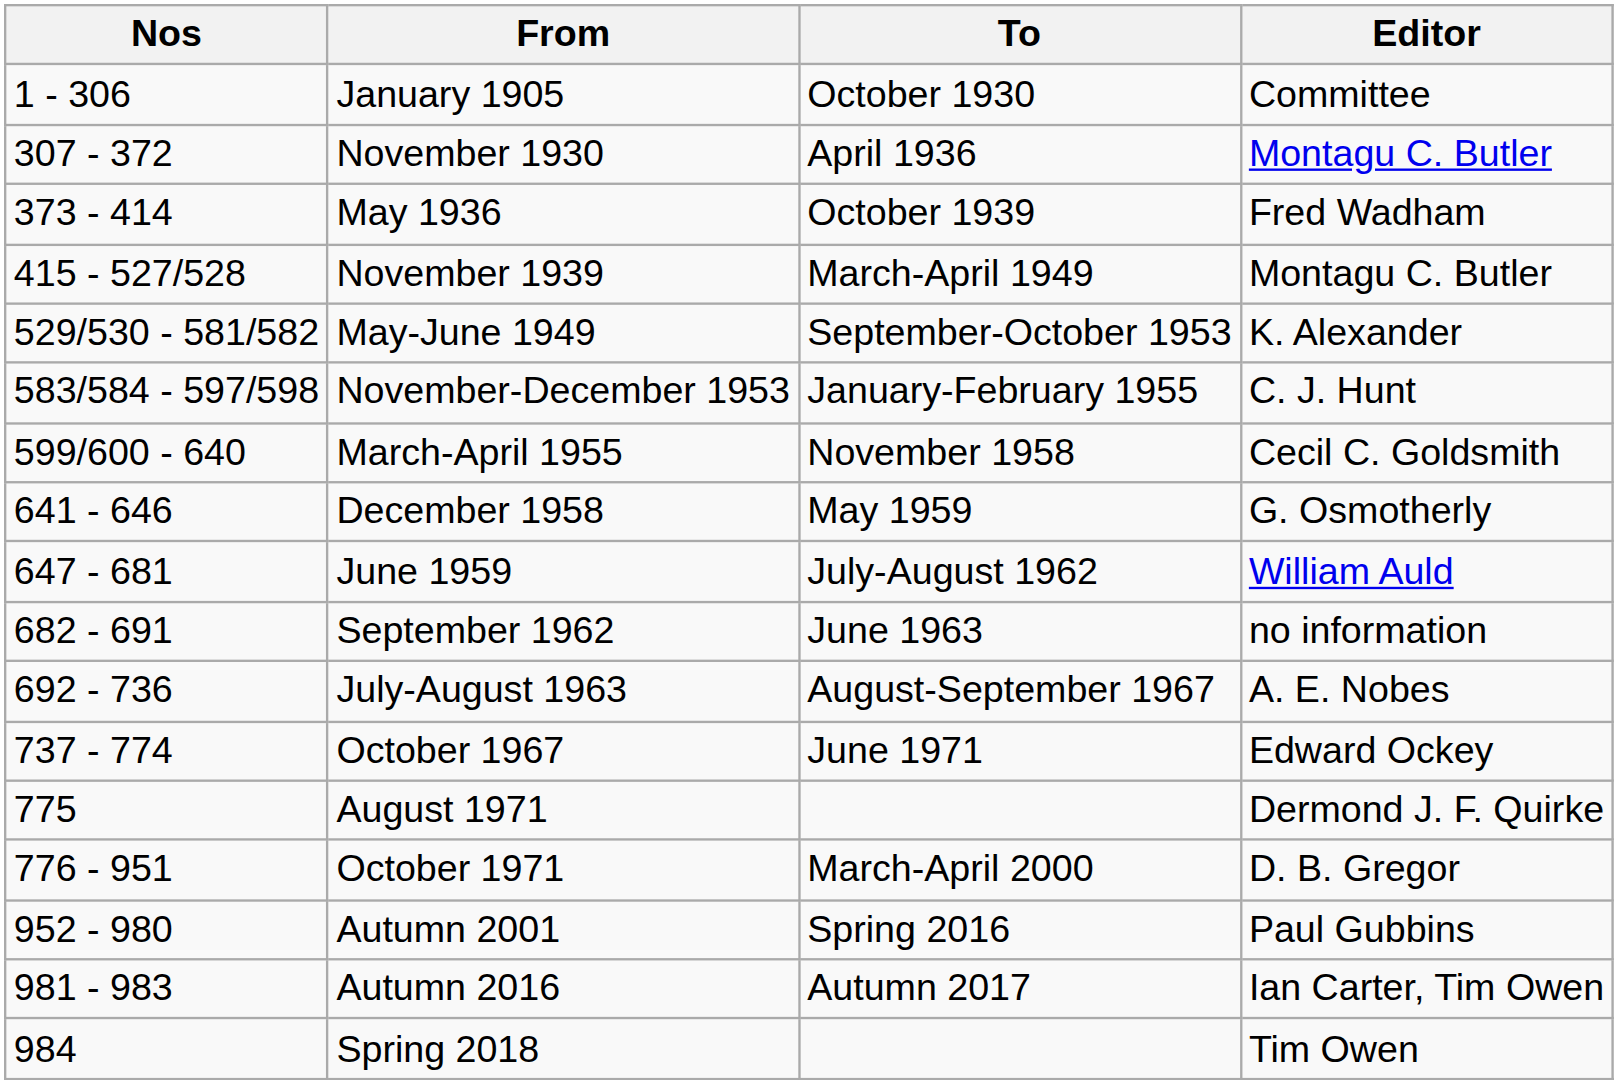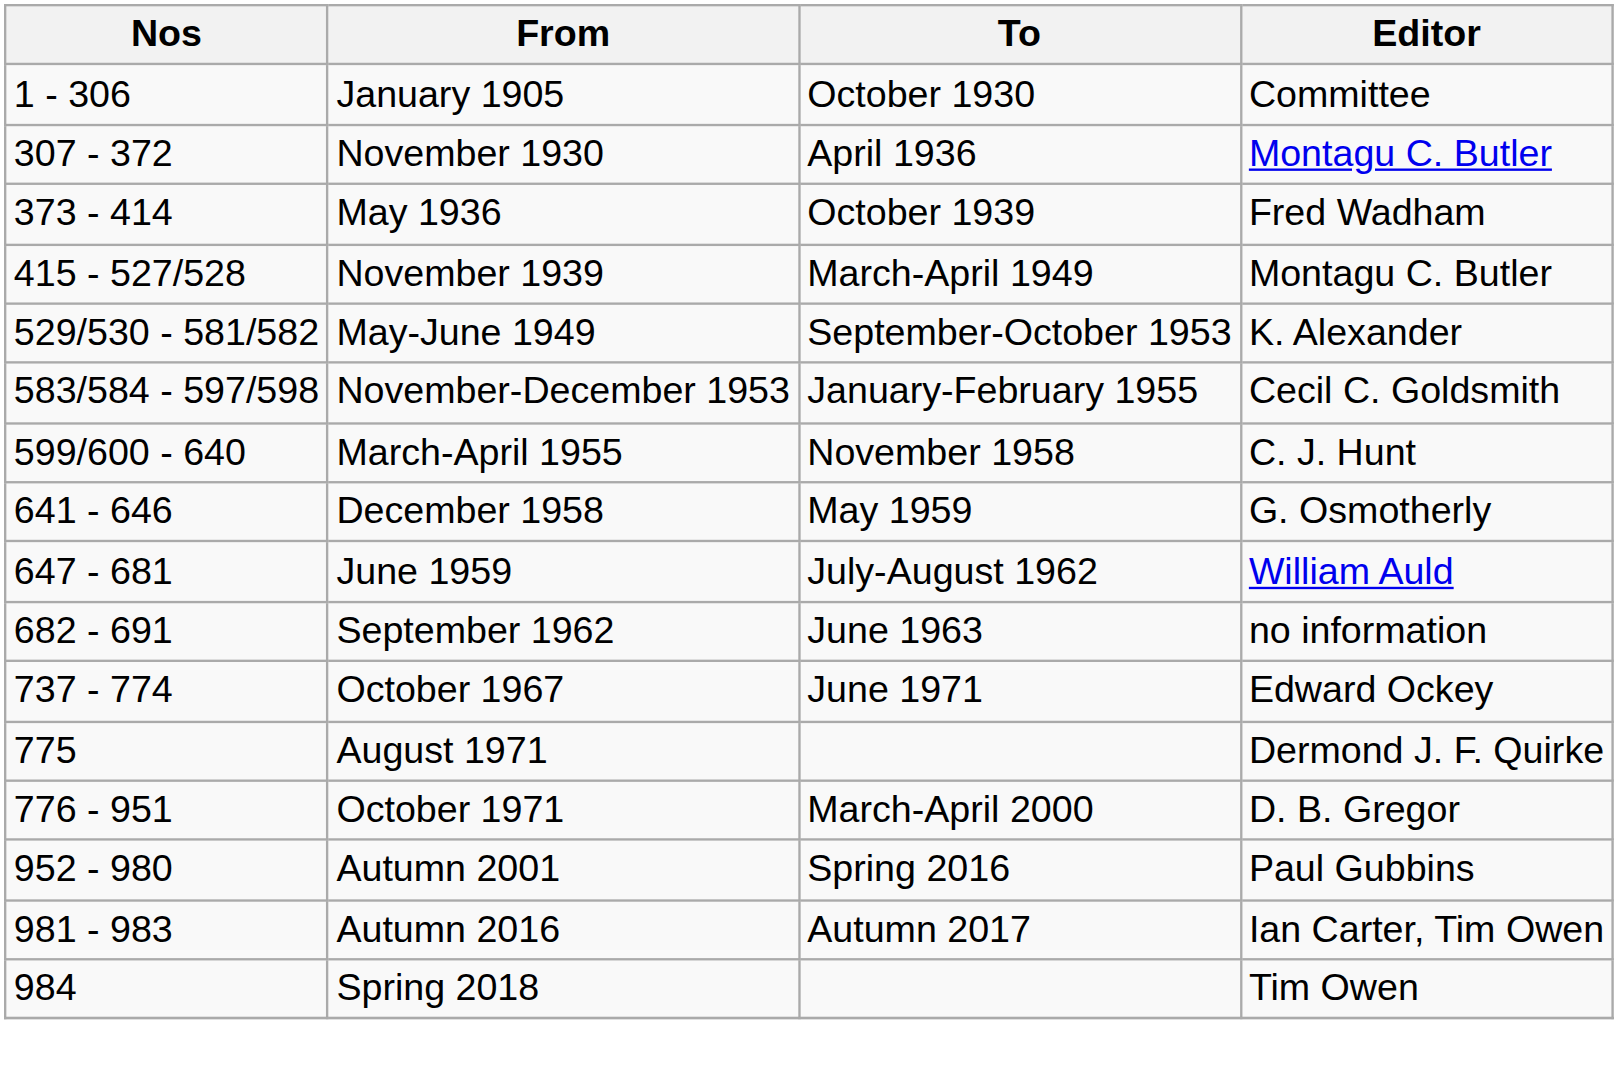(1332, 392) C. J. Hunt -> (1405, 392) Cecil C. Goldsmith
(1405, 451) Cecil C. Goldsmith -> (1332, 451) C. J. Hunt
- row: (482, 690)
